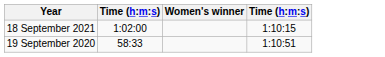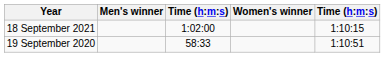+ column: (132, 12)
